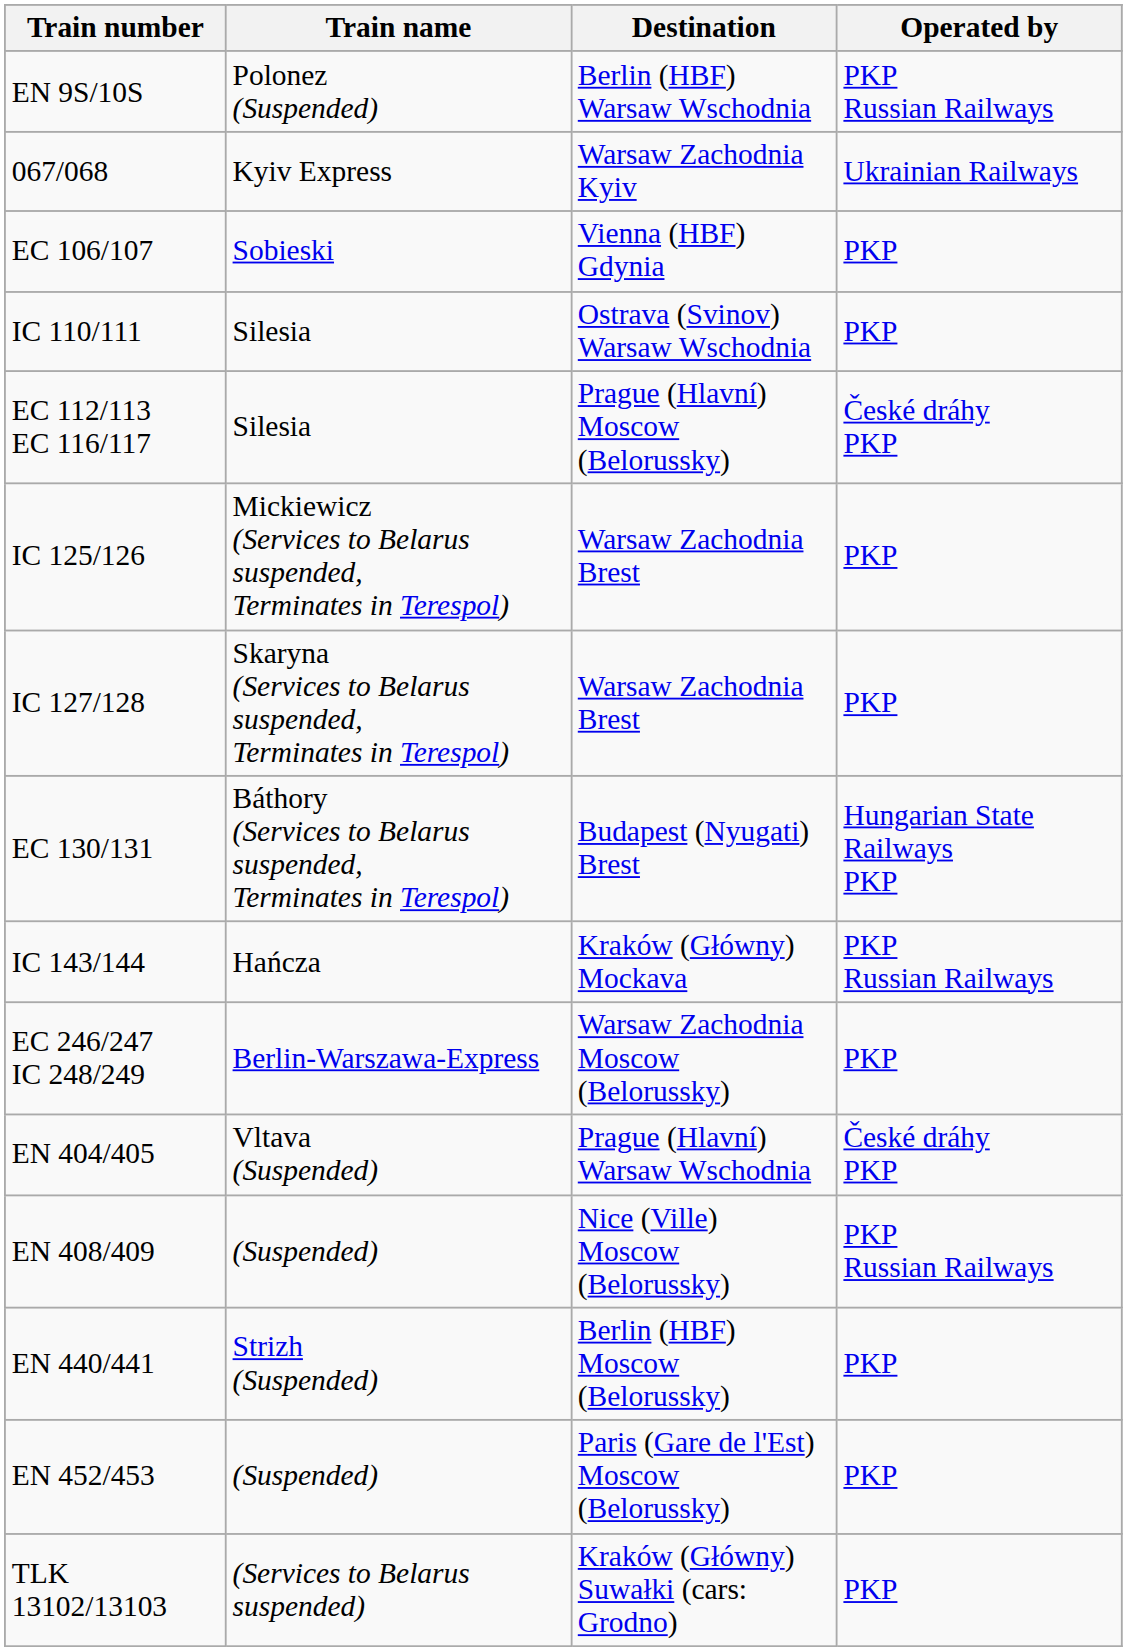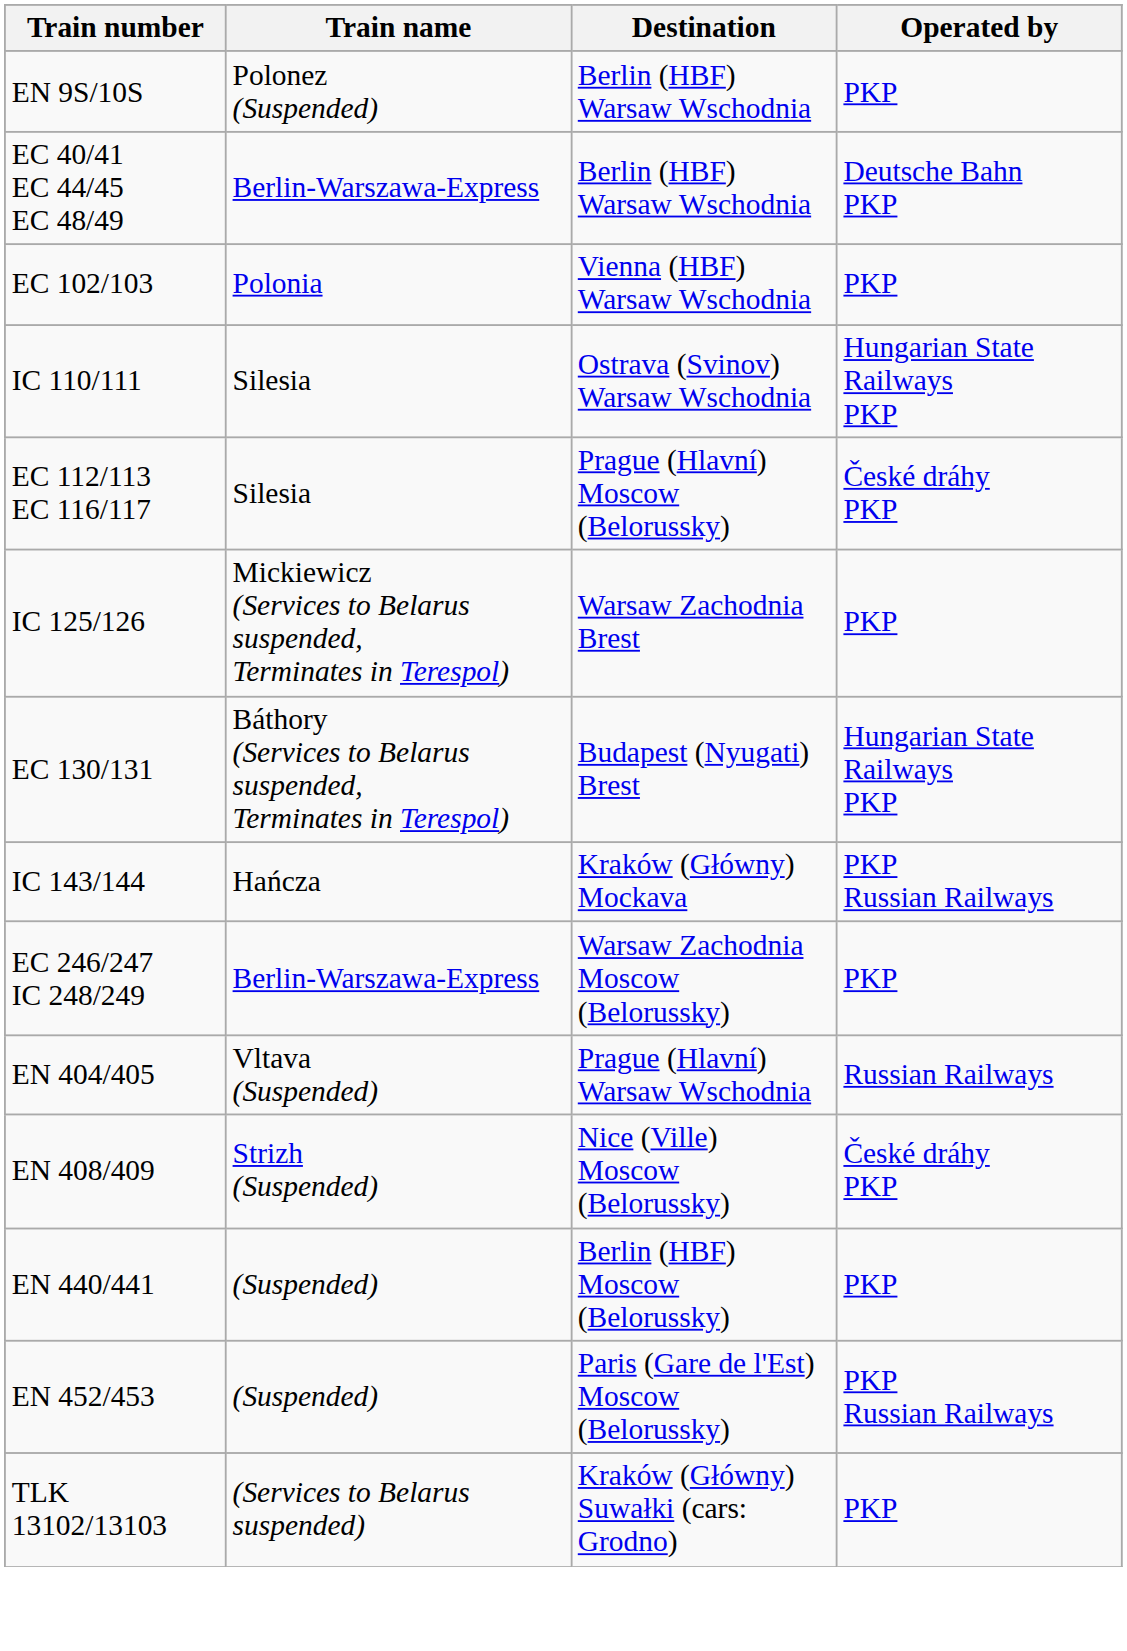(948, 91) PKP Russian Railways -> (870, 91) PKP
+ row: (68, 187)
- row: (60, 170)
+ row: (82, 283)
- row: (82, 250)
(870, 330) PKP -> (939, 380) Hungarian State Railways PKP
- row: (78, 702)
(917, 1154) České dráhy PKP -> (948, 1074) Russian Railways
(305, 1250) (Suspended) -> (305, 1170) Strizh (Suspended)
(948, 1250) PKP Russian Railways -> (917, 1170) České dráhy PKP
(305, 1363) Strizh (Suspended) -> (305, 1283) (Suspended)
(870, 1476) PKP -> (948, 1396) PKP Russian Railways
